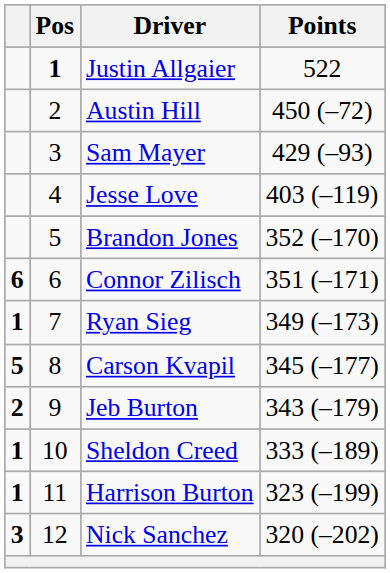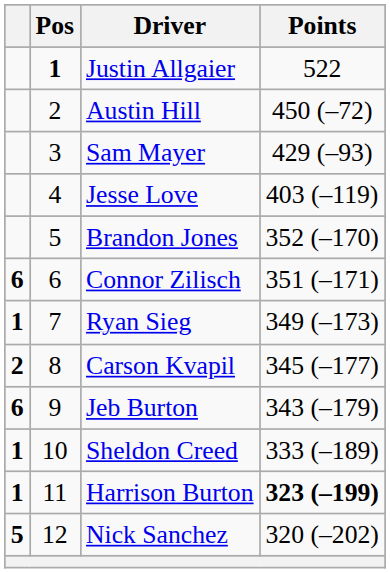(17, 364) 5 -> (17, 364) 2
(17, 407) 2 -> (17, 407) 6
(322, 491) normal -> (322, 491) bold
(17, 534) 3 -> (17, 534) 5
